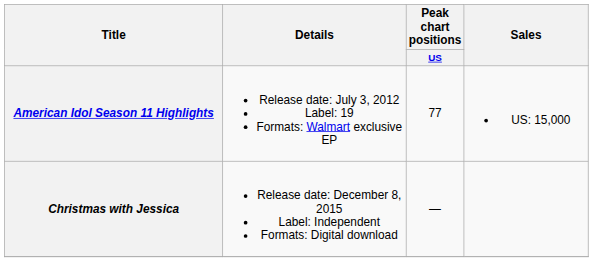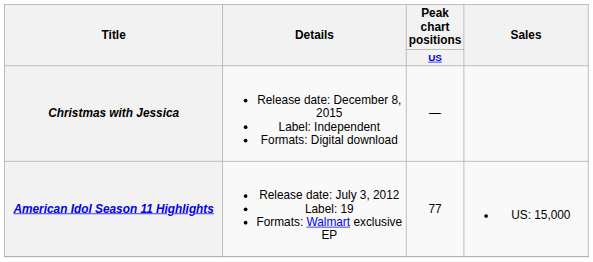rows swapped: (114, 113) <-> (114, 209)
